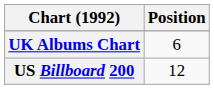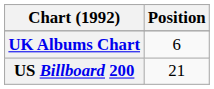(177, 71) 12 -> (177, 71) 21
